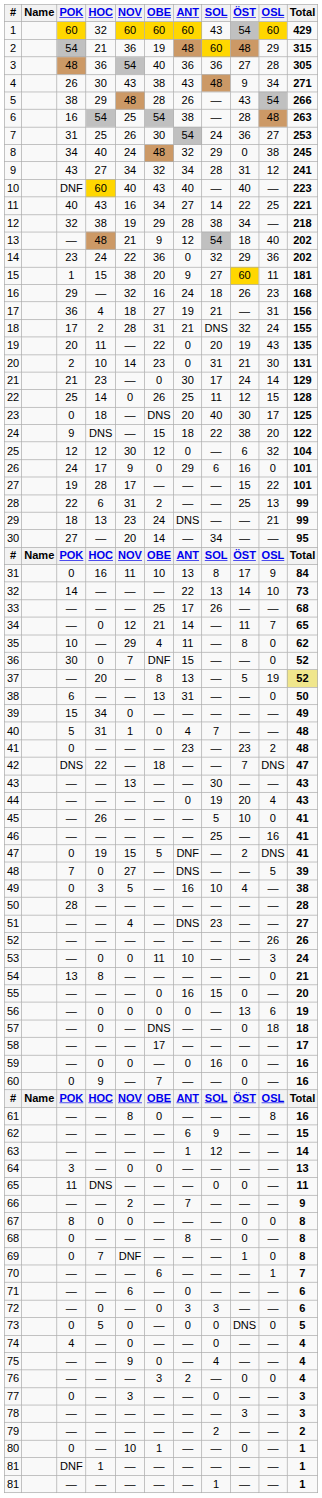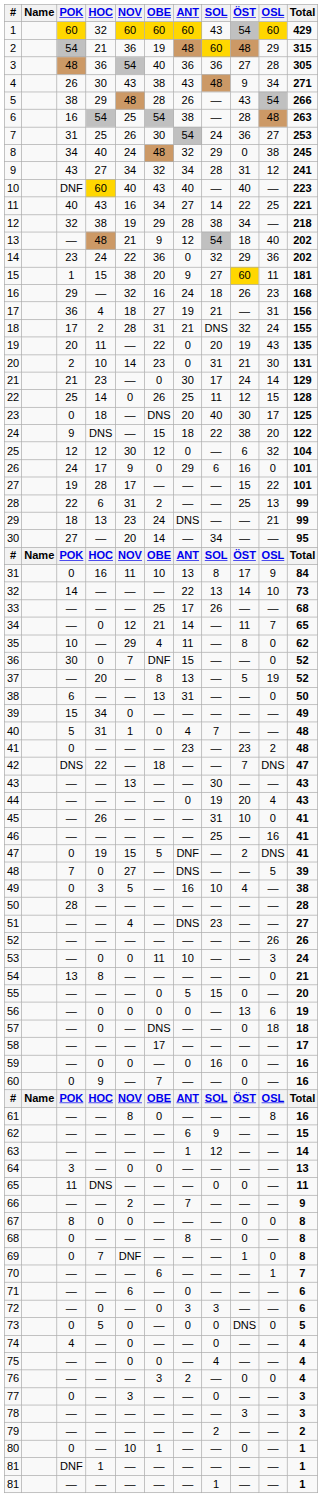(302, 678) khaki background -> (302, 678) no background
(216, 818) 5 -> (216, 818) 31
(188, 993) 16 -> (188, 993) 5
(130, 1361) 9 -> (130, 1361) 0
